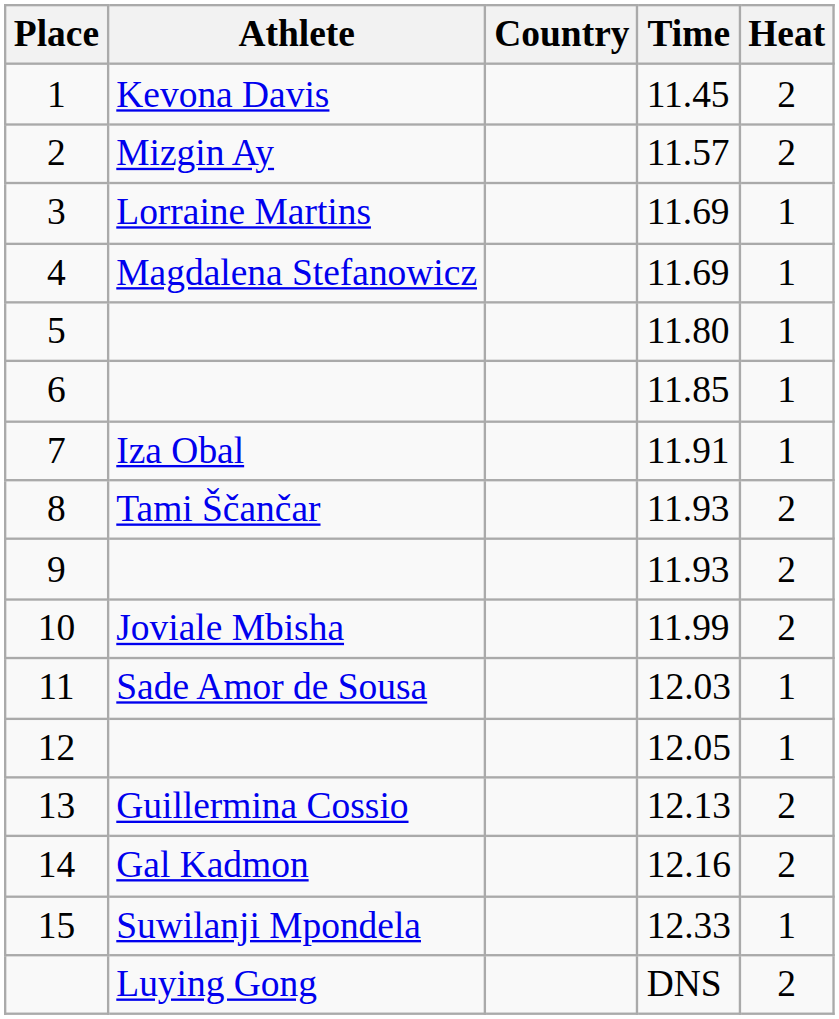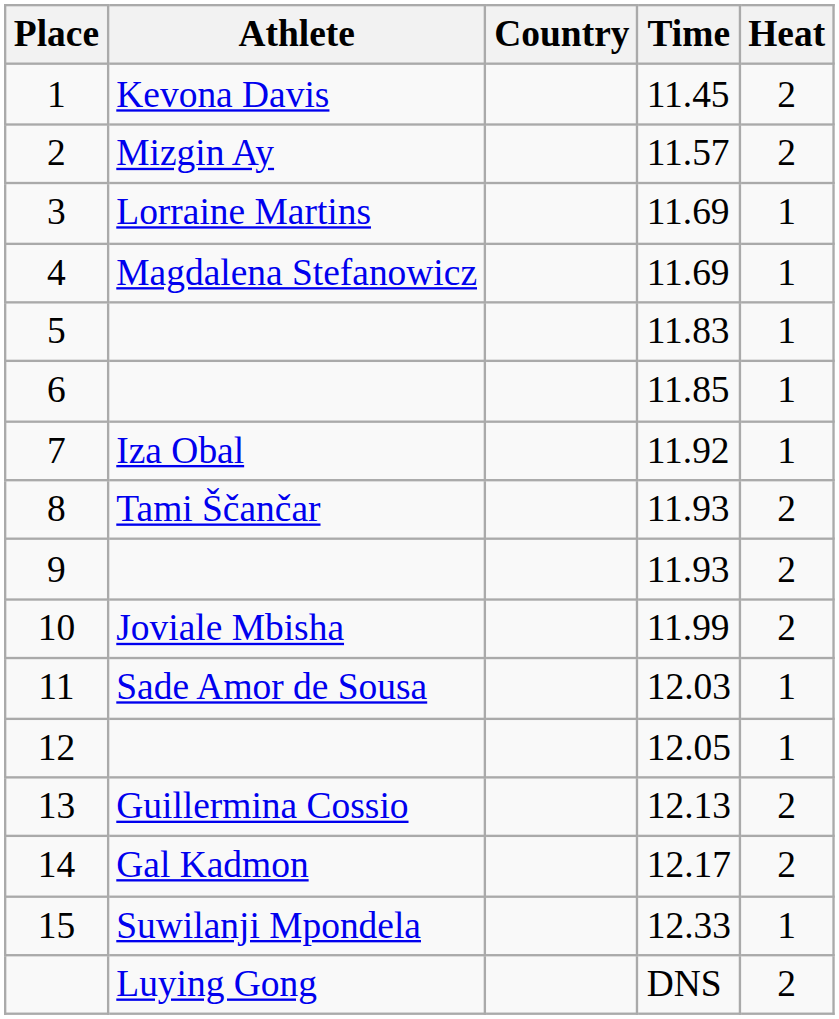(688, 331) 11.80 -> (688, 331) 11.83
(688, 449) 11.91 -> (688, 449) 11.92
(689, 865) 12.16 -> (689, 865) 12.17
